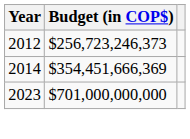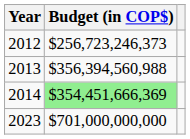+ row: (25, 69)
(108, 69) no background -> (108, 95) lightgreen background
